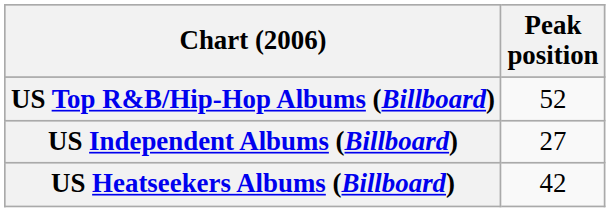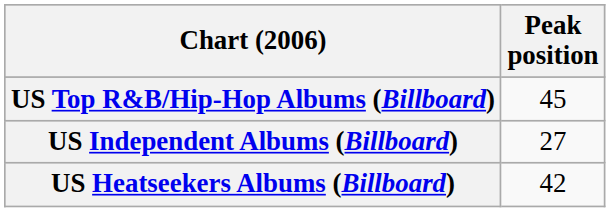(553, 98) 52 -> (553, 98) 45
